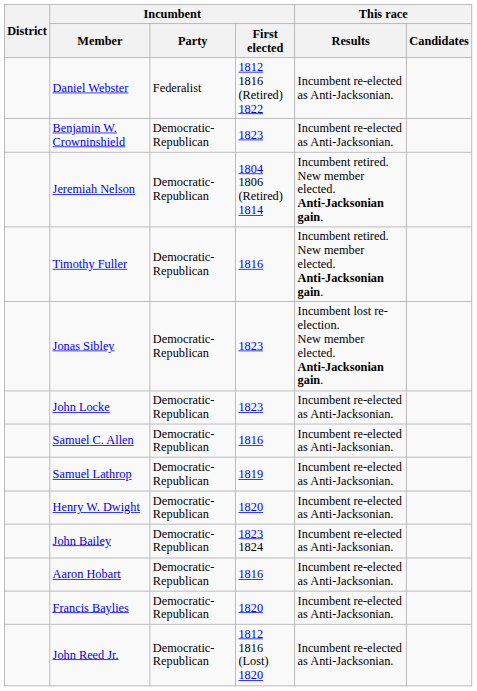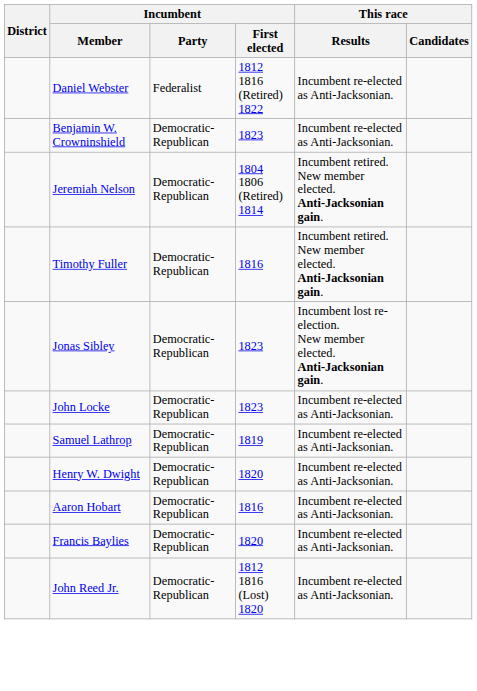- row: (93, 440)
- row: (82, 541)
